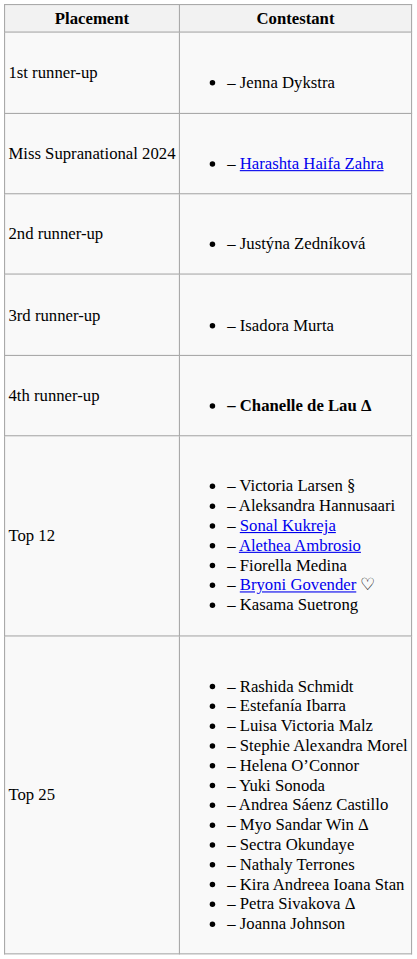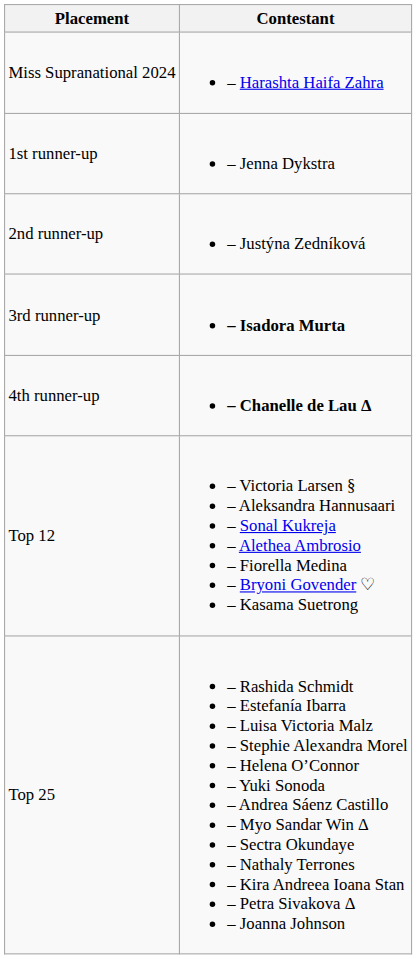rows swapped: (92, 153) <-> (53, 72)
(296, 325) normal -> (296, 325) bold
